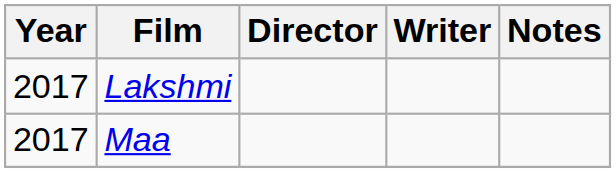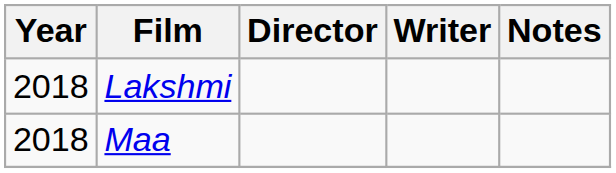(51, 85) 2017 -> (51, 85) 2018
(51, 139) 2017 -> (51, 139) 2018
